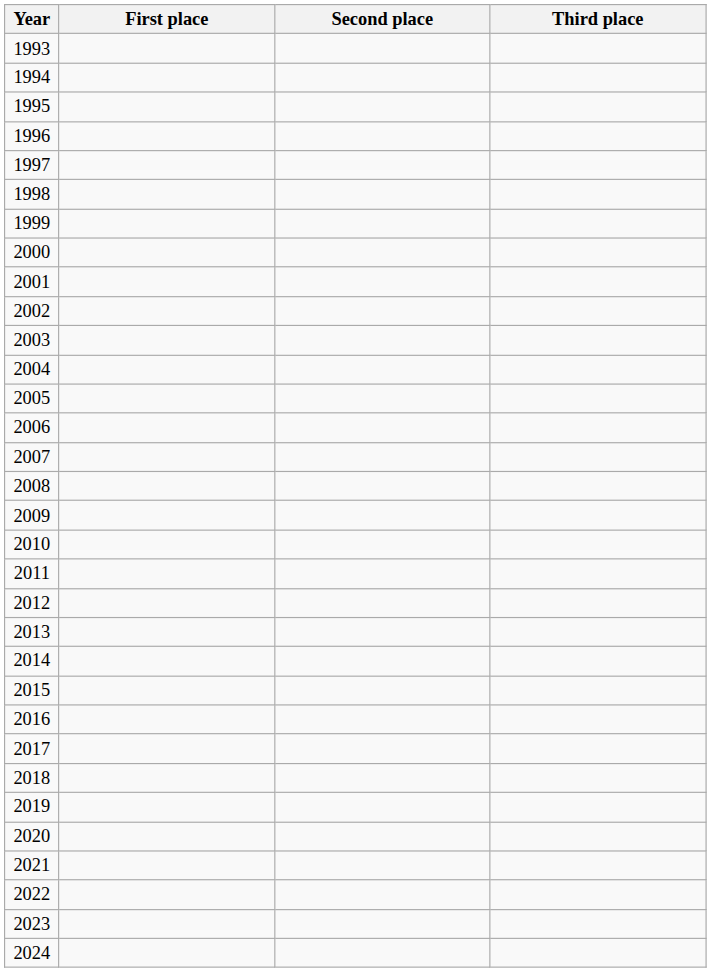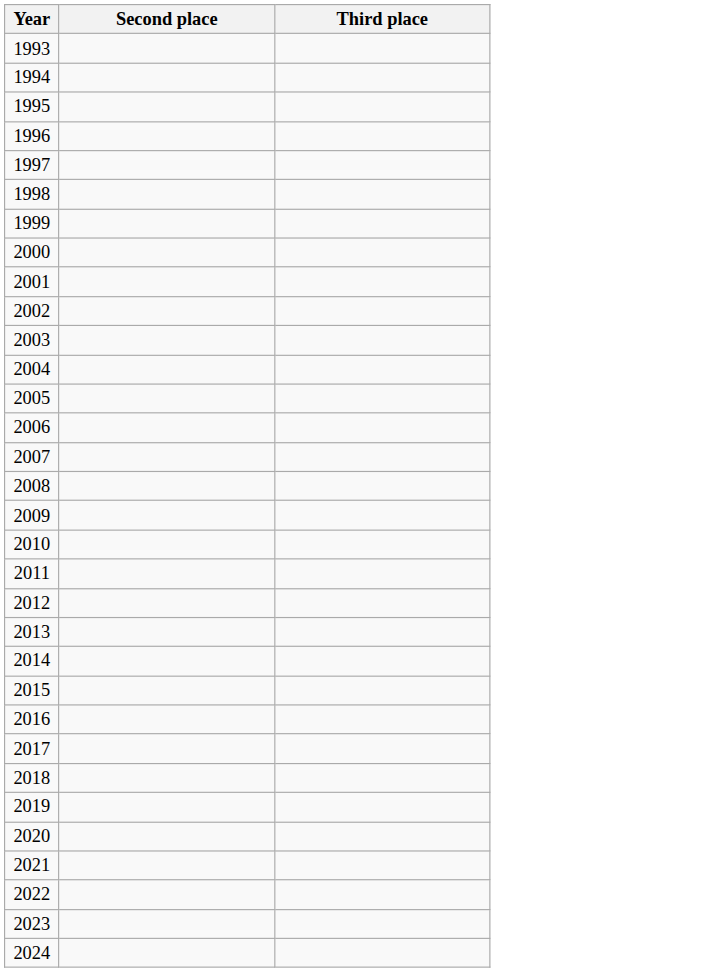- column: (167, 19)
